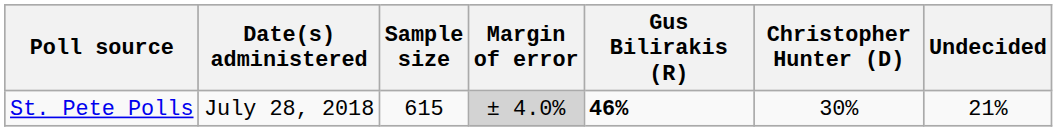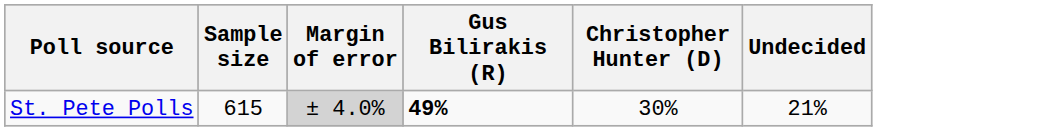- column: (289, 48)
(609, 109) 46% -> (428, 109) 49%
